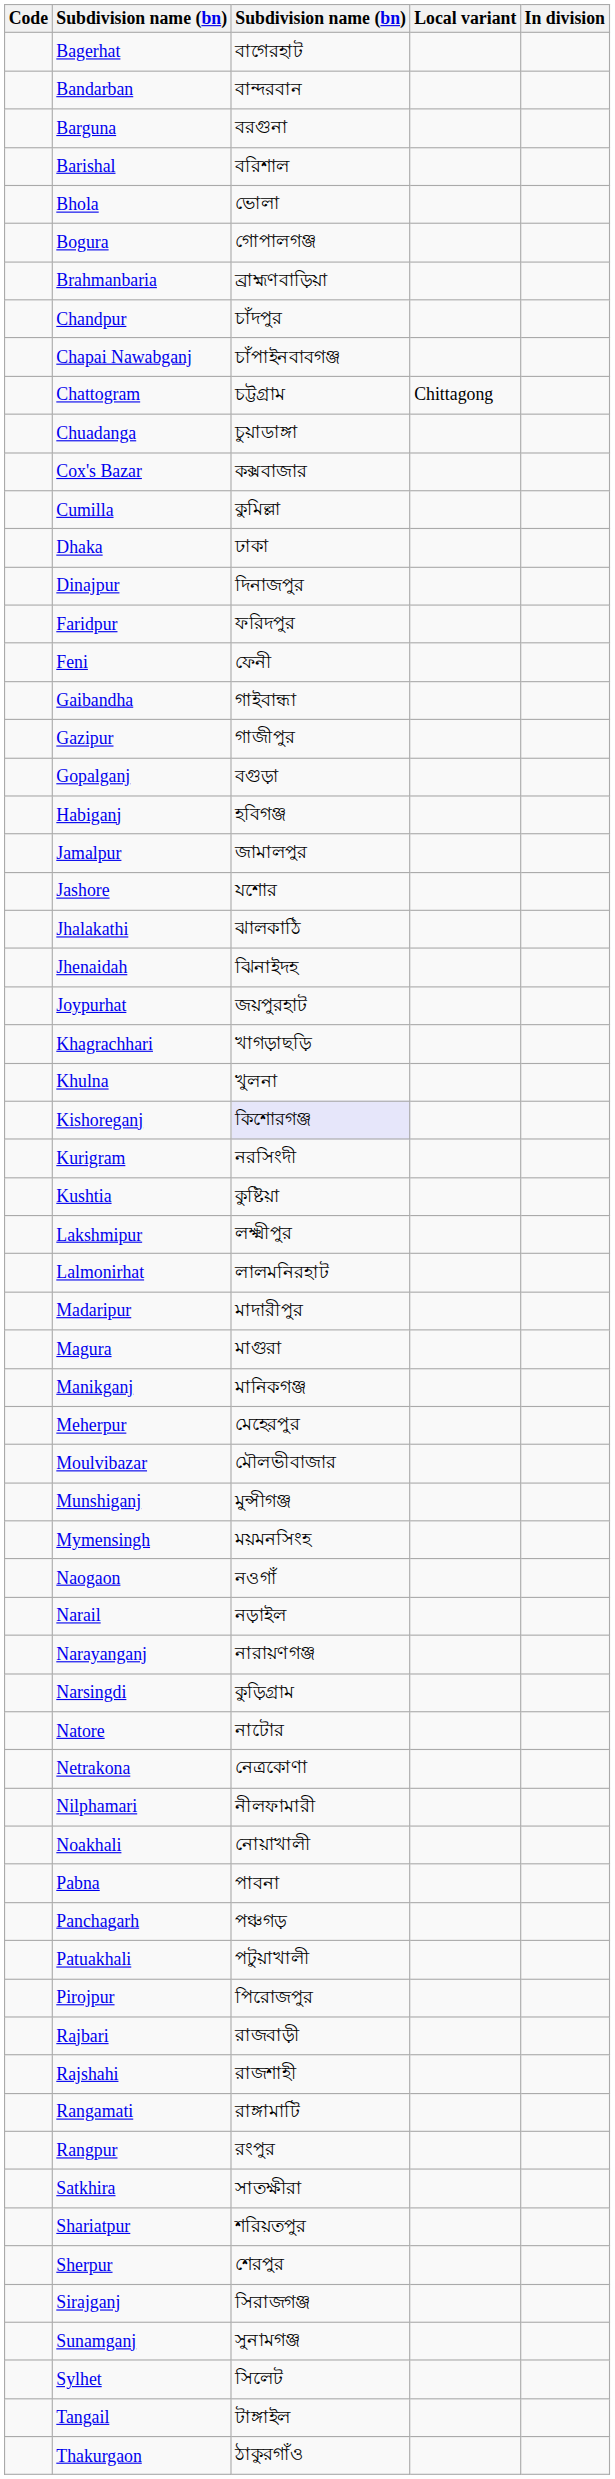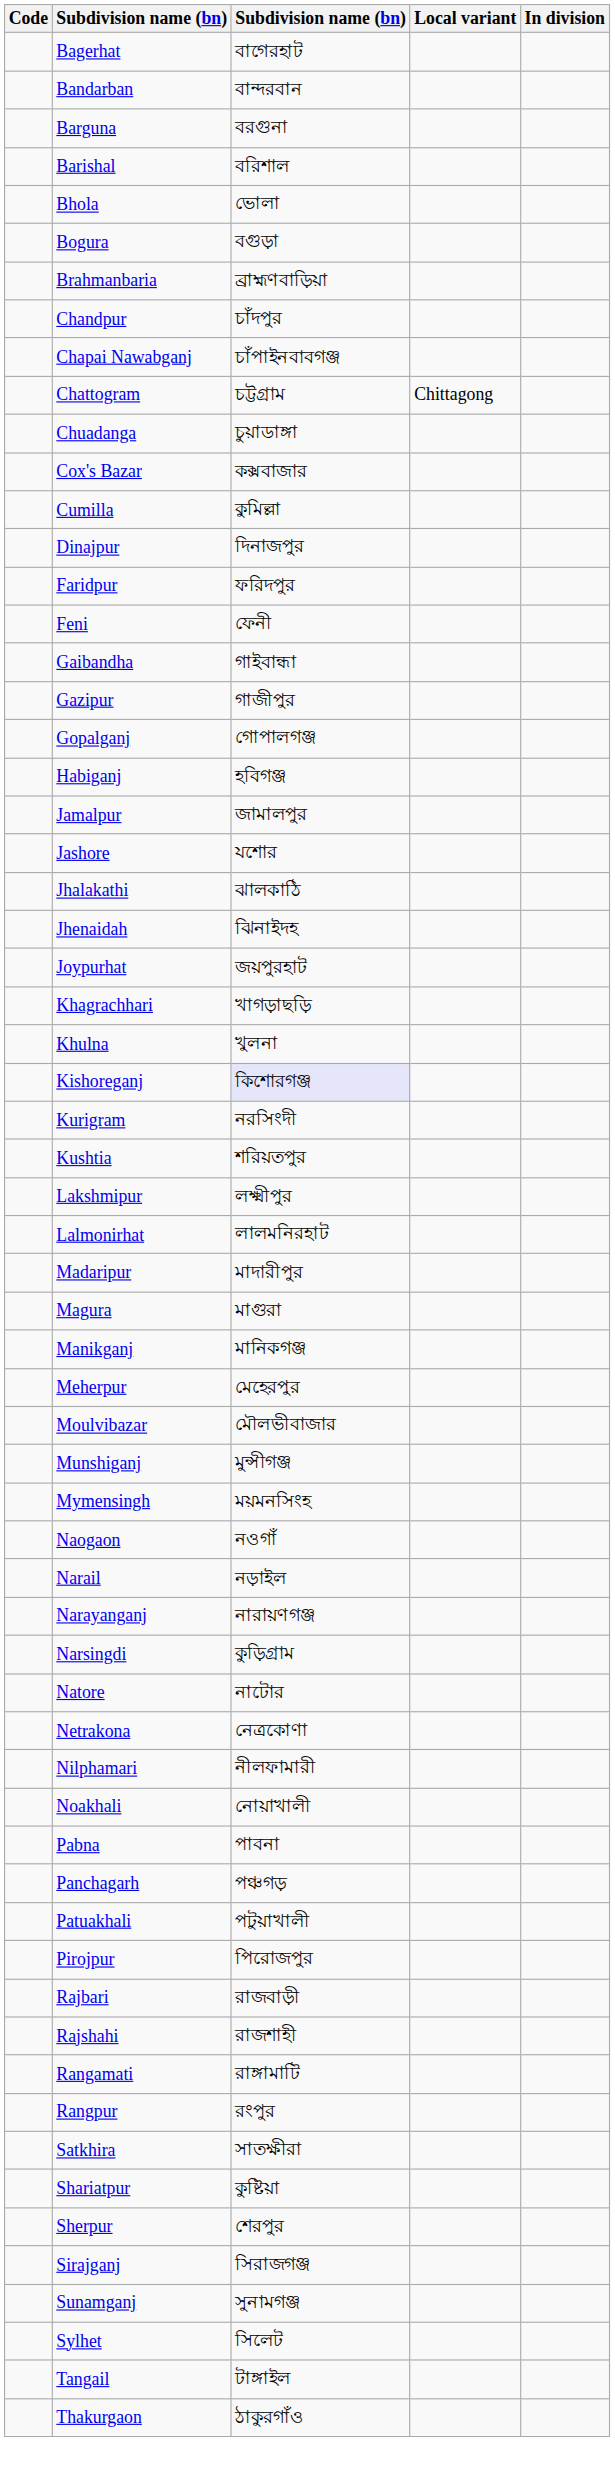(276, 241) গোপালগঞ্জ -> (257, 241) বগুড়া
- row: (79, 547)
(257, 776) বগুড়া -> (276, 738) গোপালগঞ্জ
(257, 1195) কুষ্টিয়া -> (271, 1157) শরিয়তপুর
(271, 2226) শরিয়তপুর -> (257, 2187) কুষ্টিয়া
